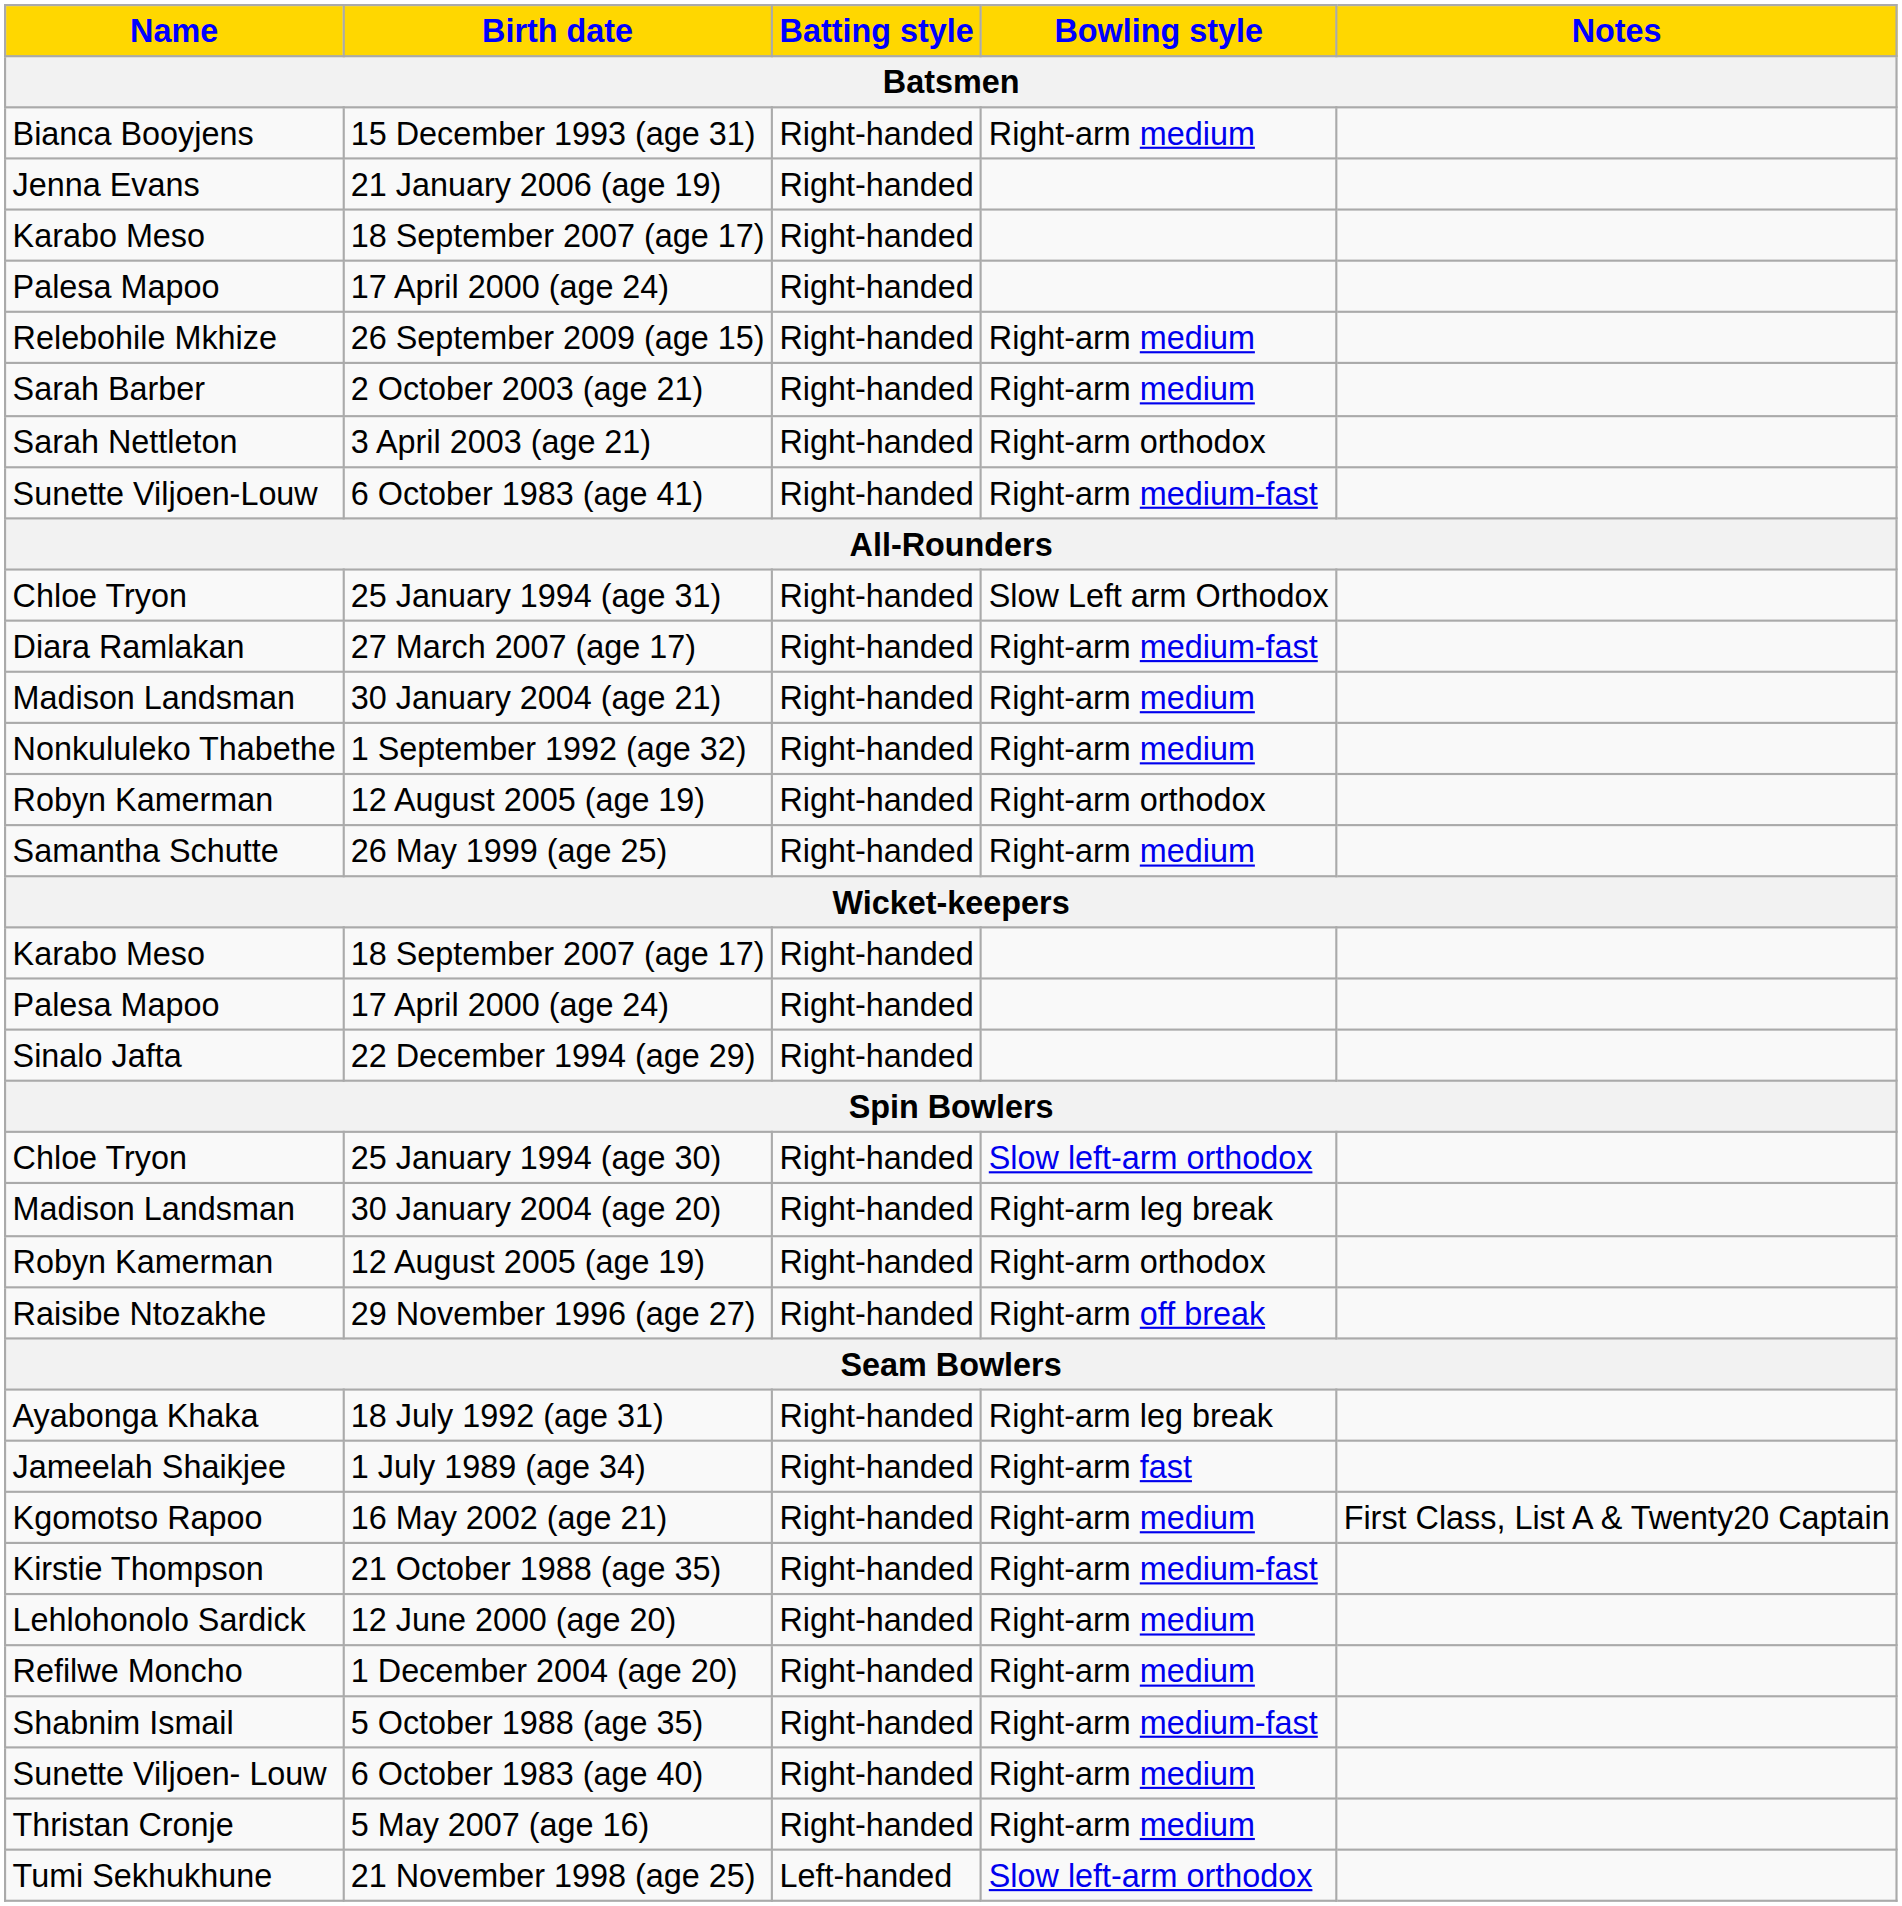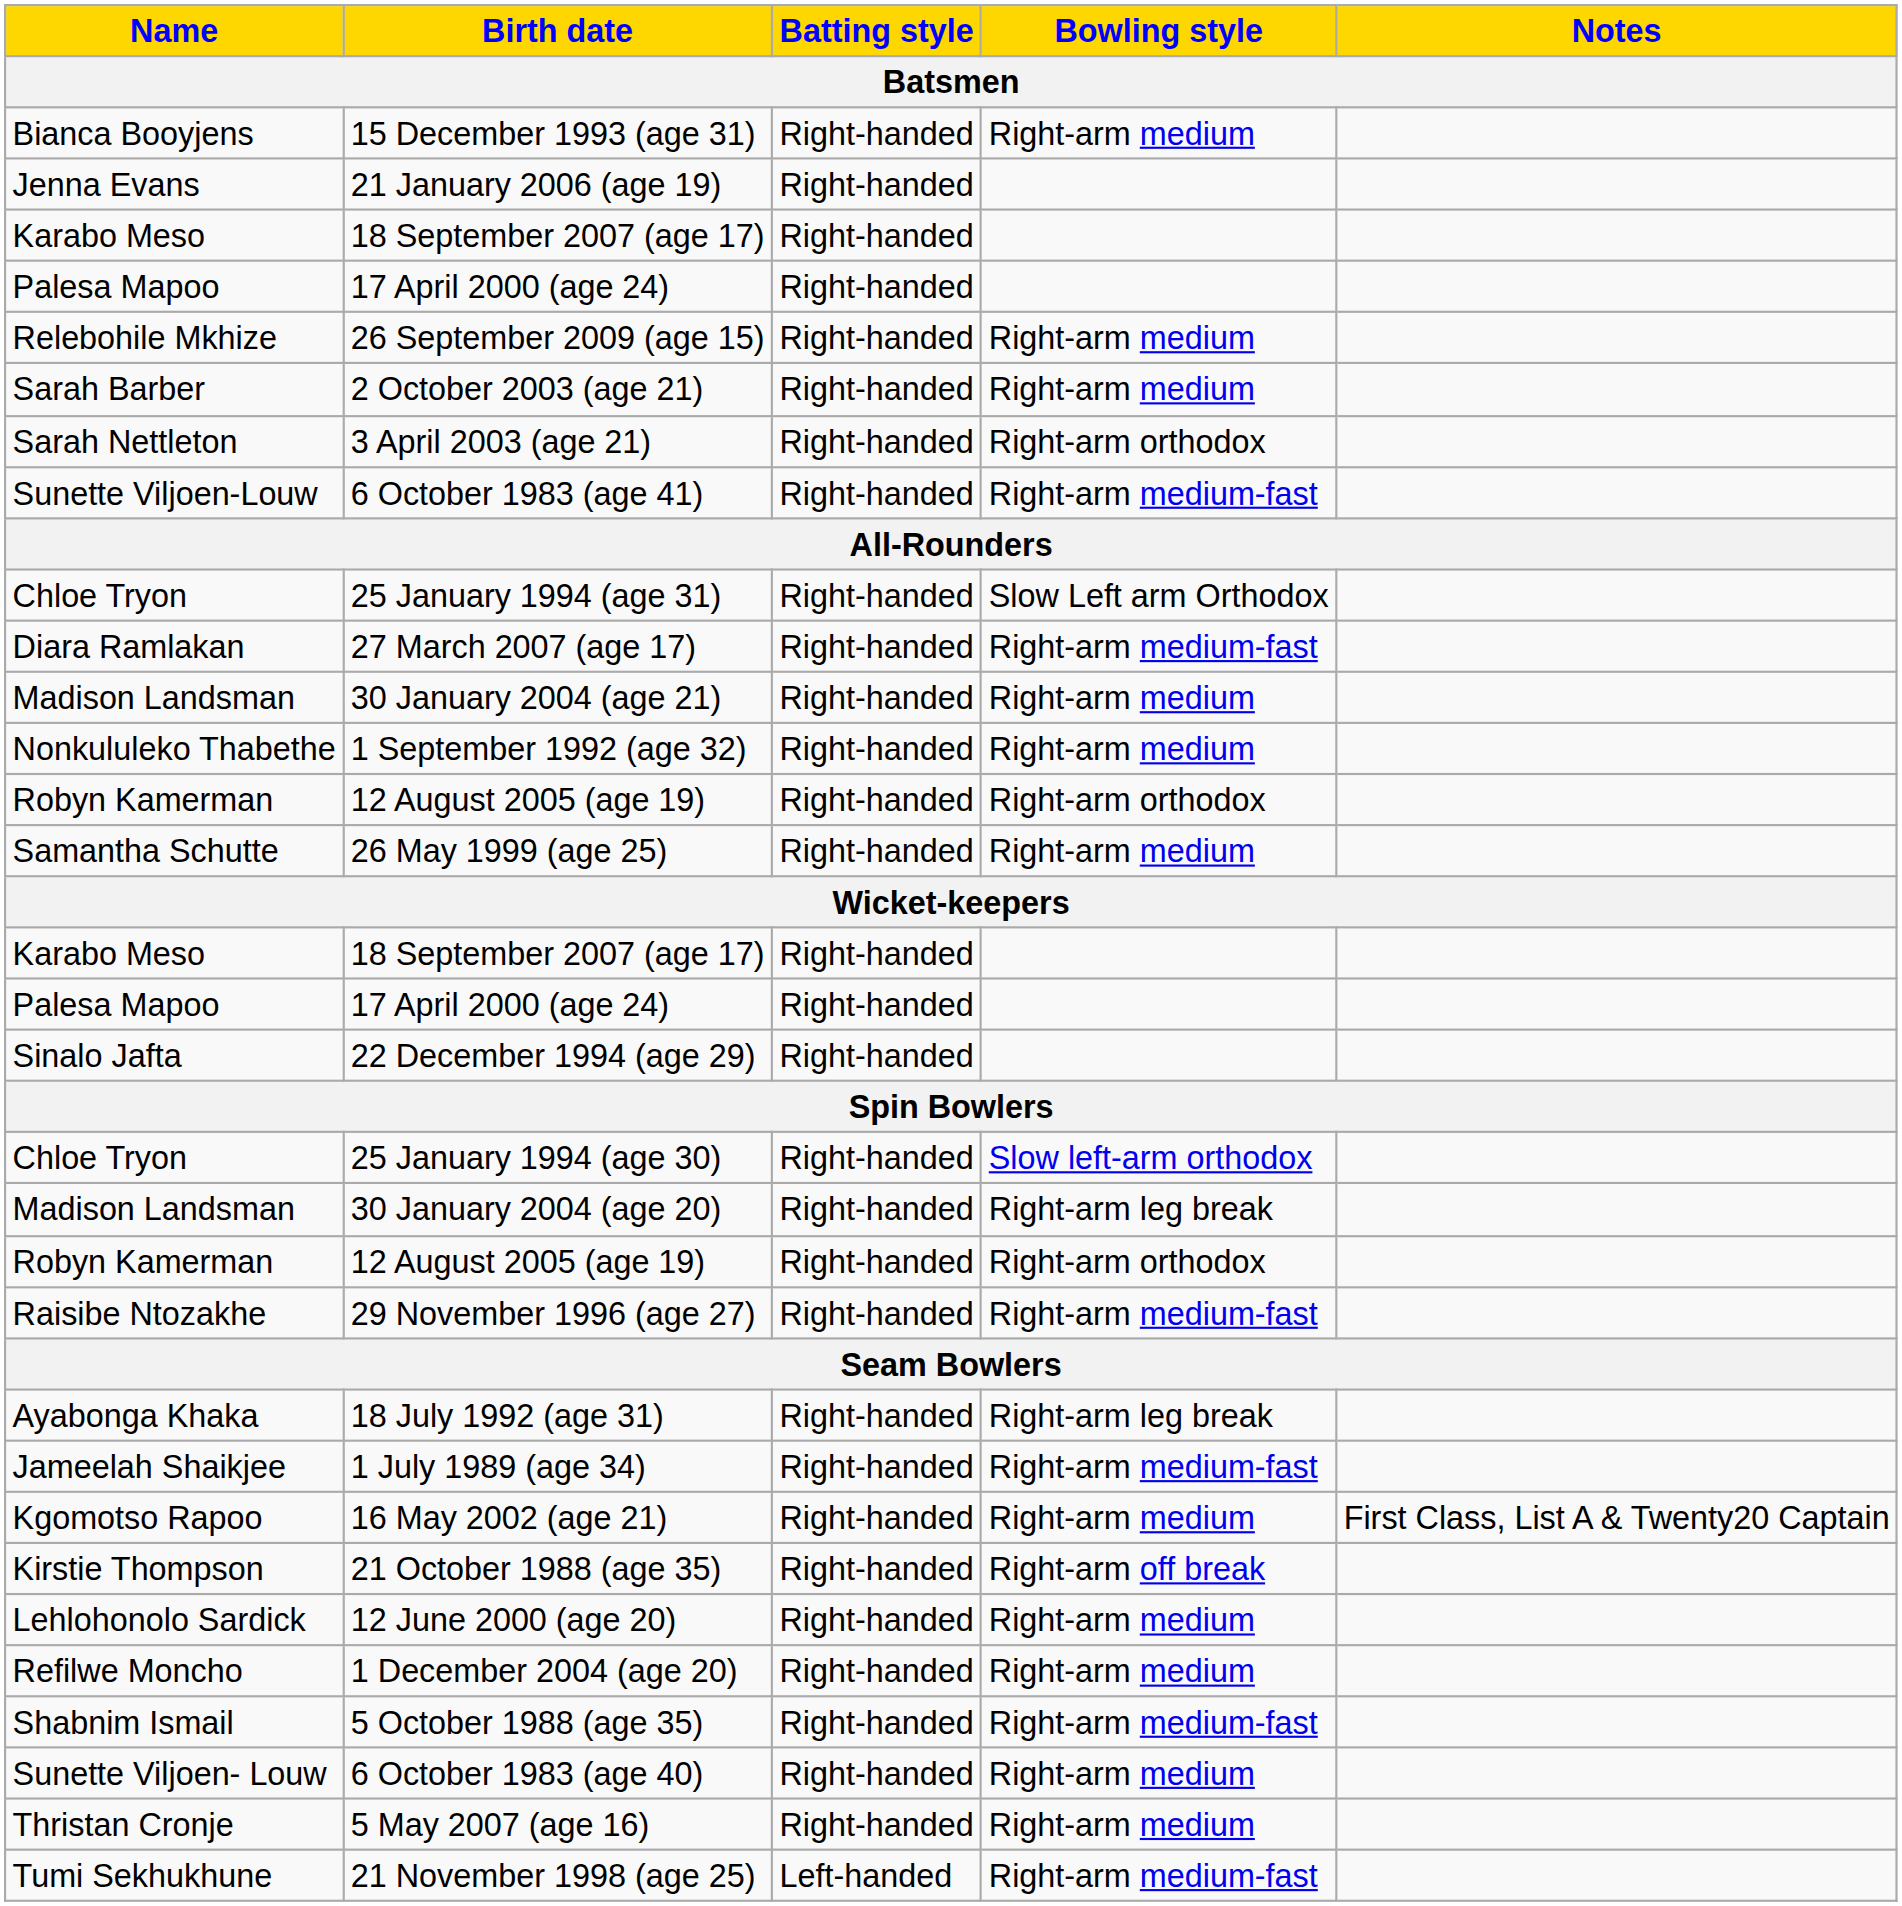(1127, 1312) Right-arm off break -> (1153, 1312) Right-arm medium-fast
(1090, 1466) Right-arm fast -> (1153, 1466) Right-arm medium-fast
(1153, 1568) Right-arm medium-fast -> (1127, 1568) Right-arm off break
(1151, 1876) Slow left-arm orthodox -> (1153, 1876) Right-arm medium-fast
